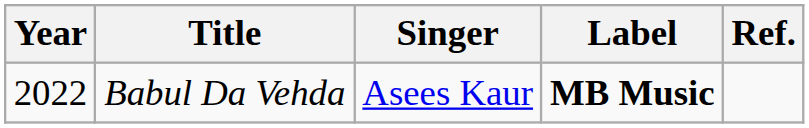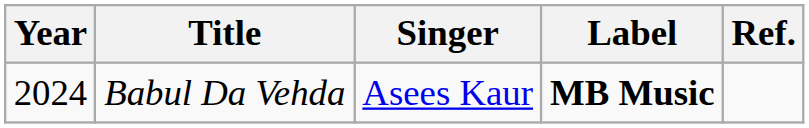(50, 92) 2022 -> (50, 92) 2024
